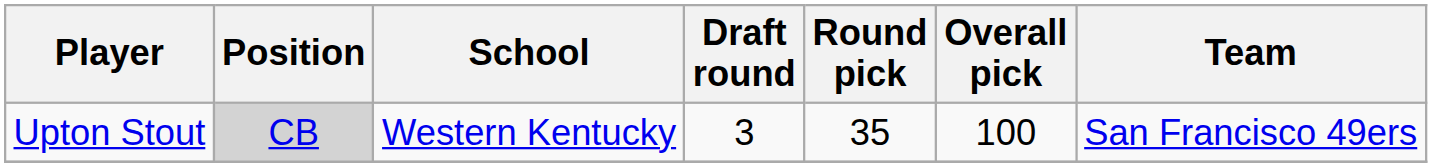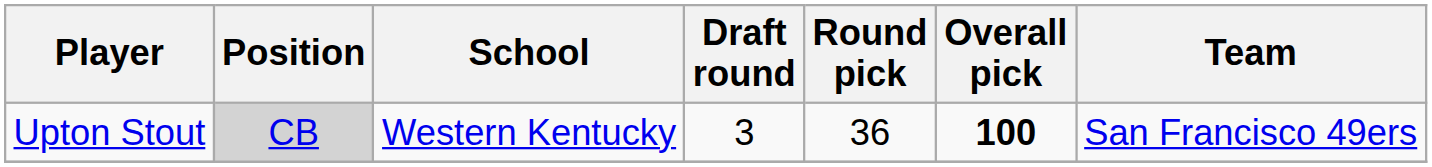(870, 131) 35 -> (870, 131) 36
(1006, 131) normal -> (1006, 131) bold
